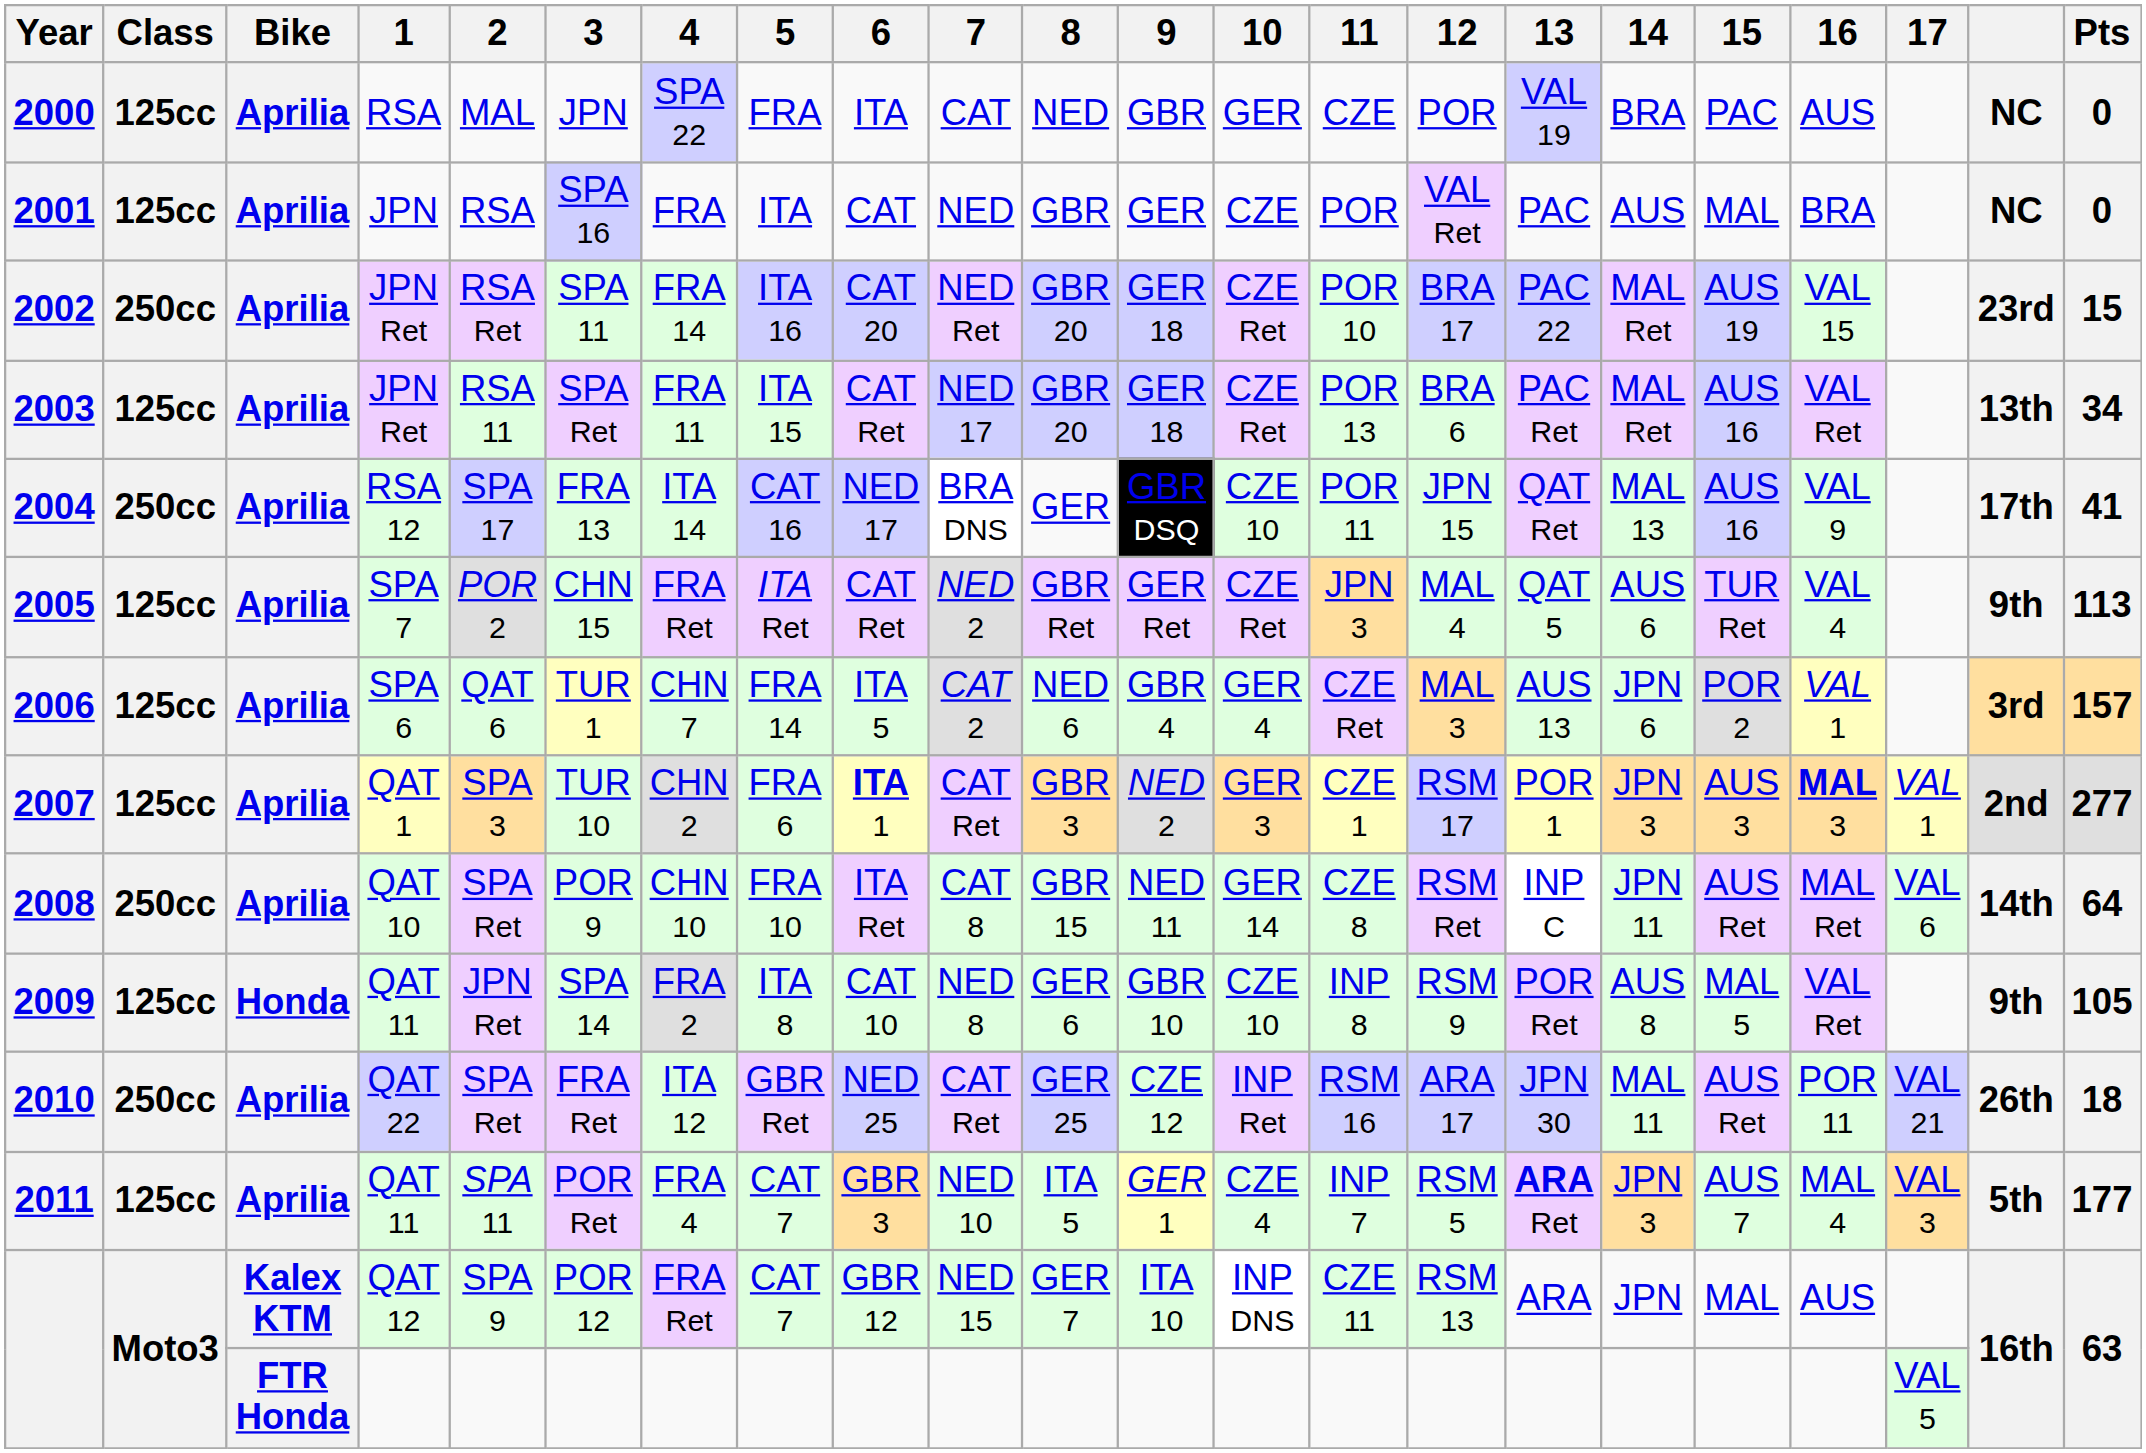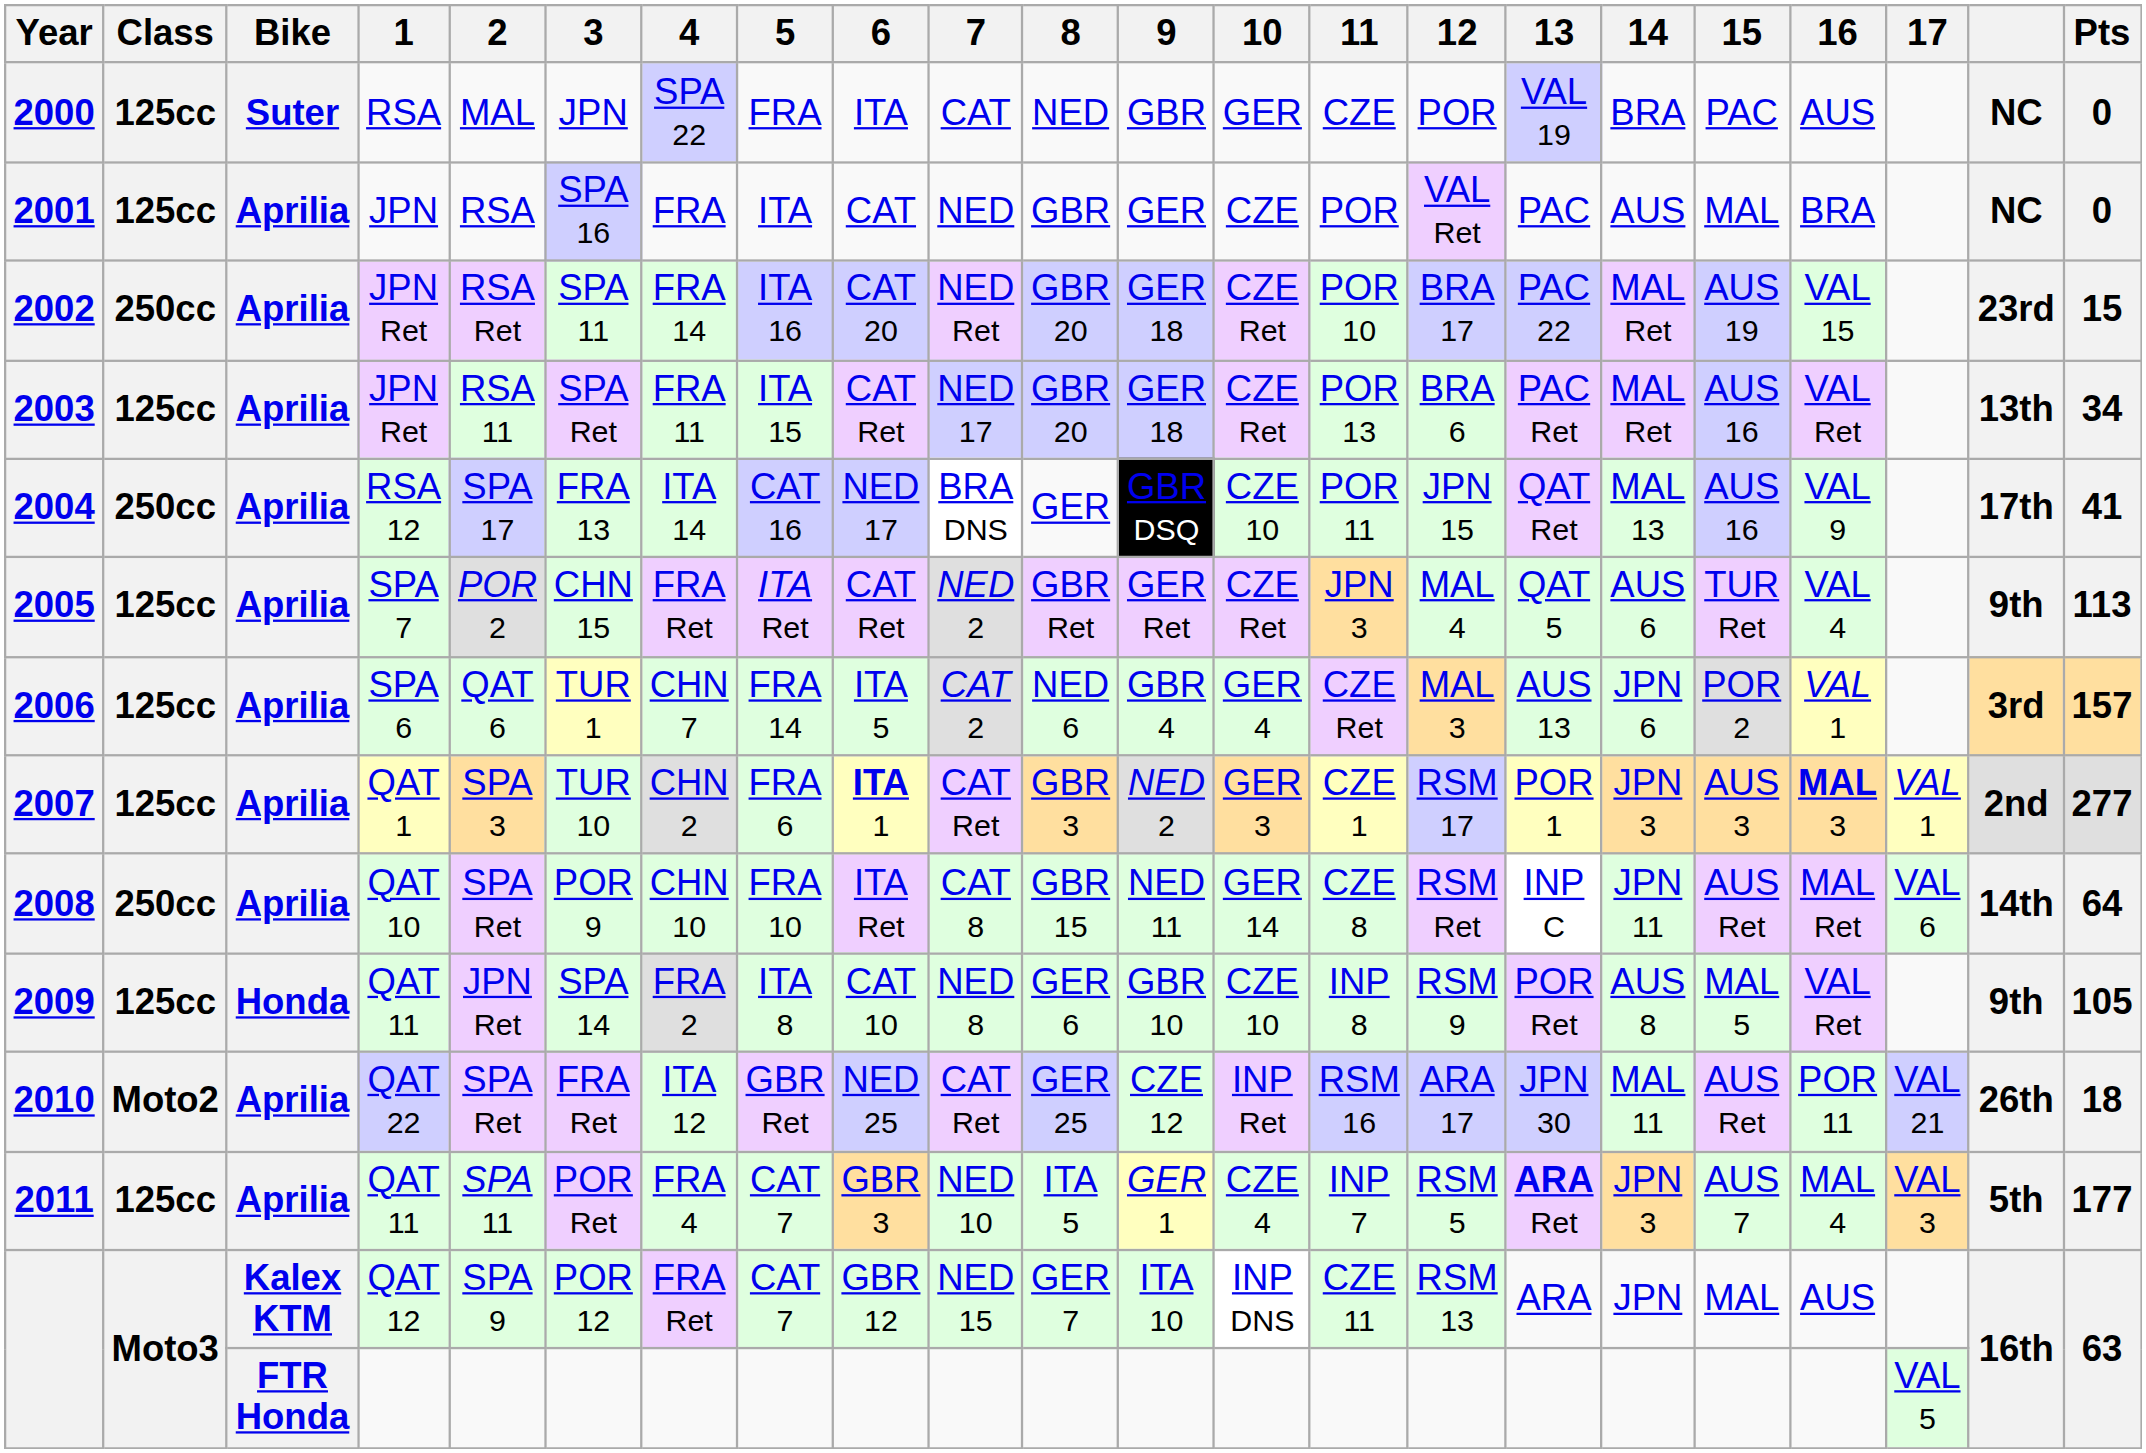(293, 111) Aprilia -> (292, 111) Suter
(165, 1100) 250cc -> (165, 1100) Moto2
